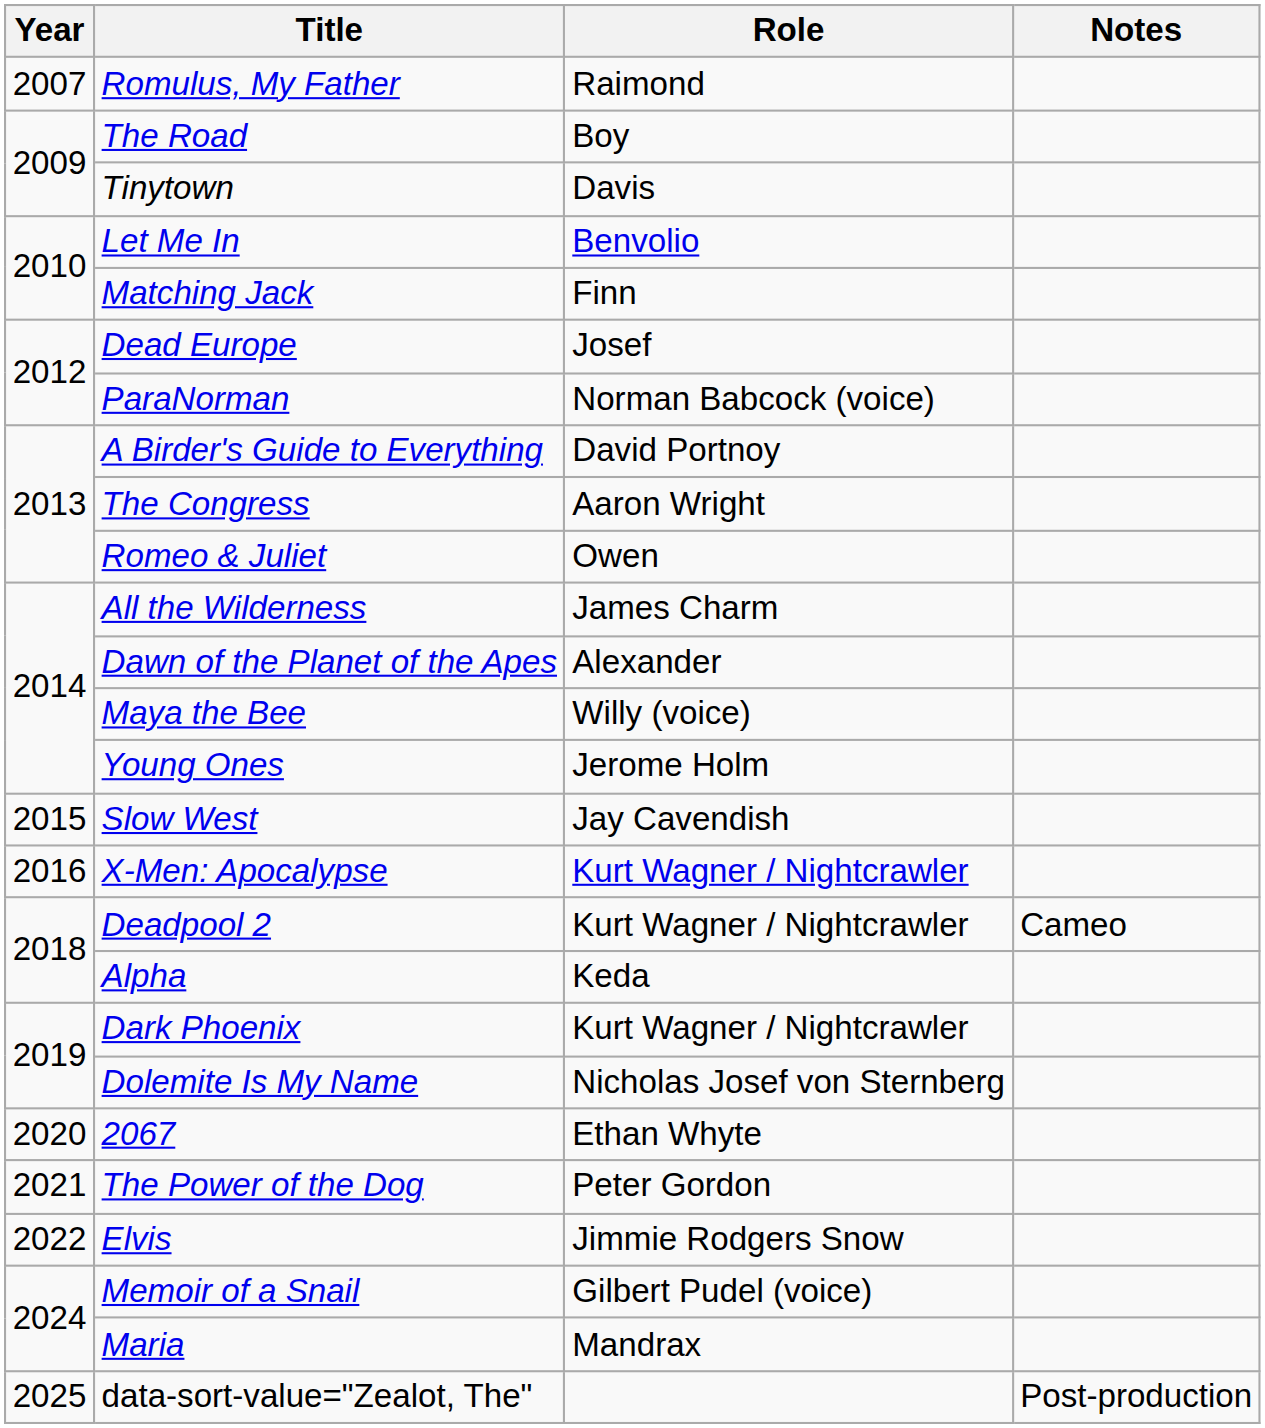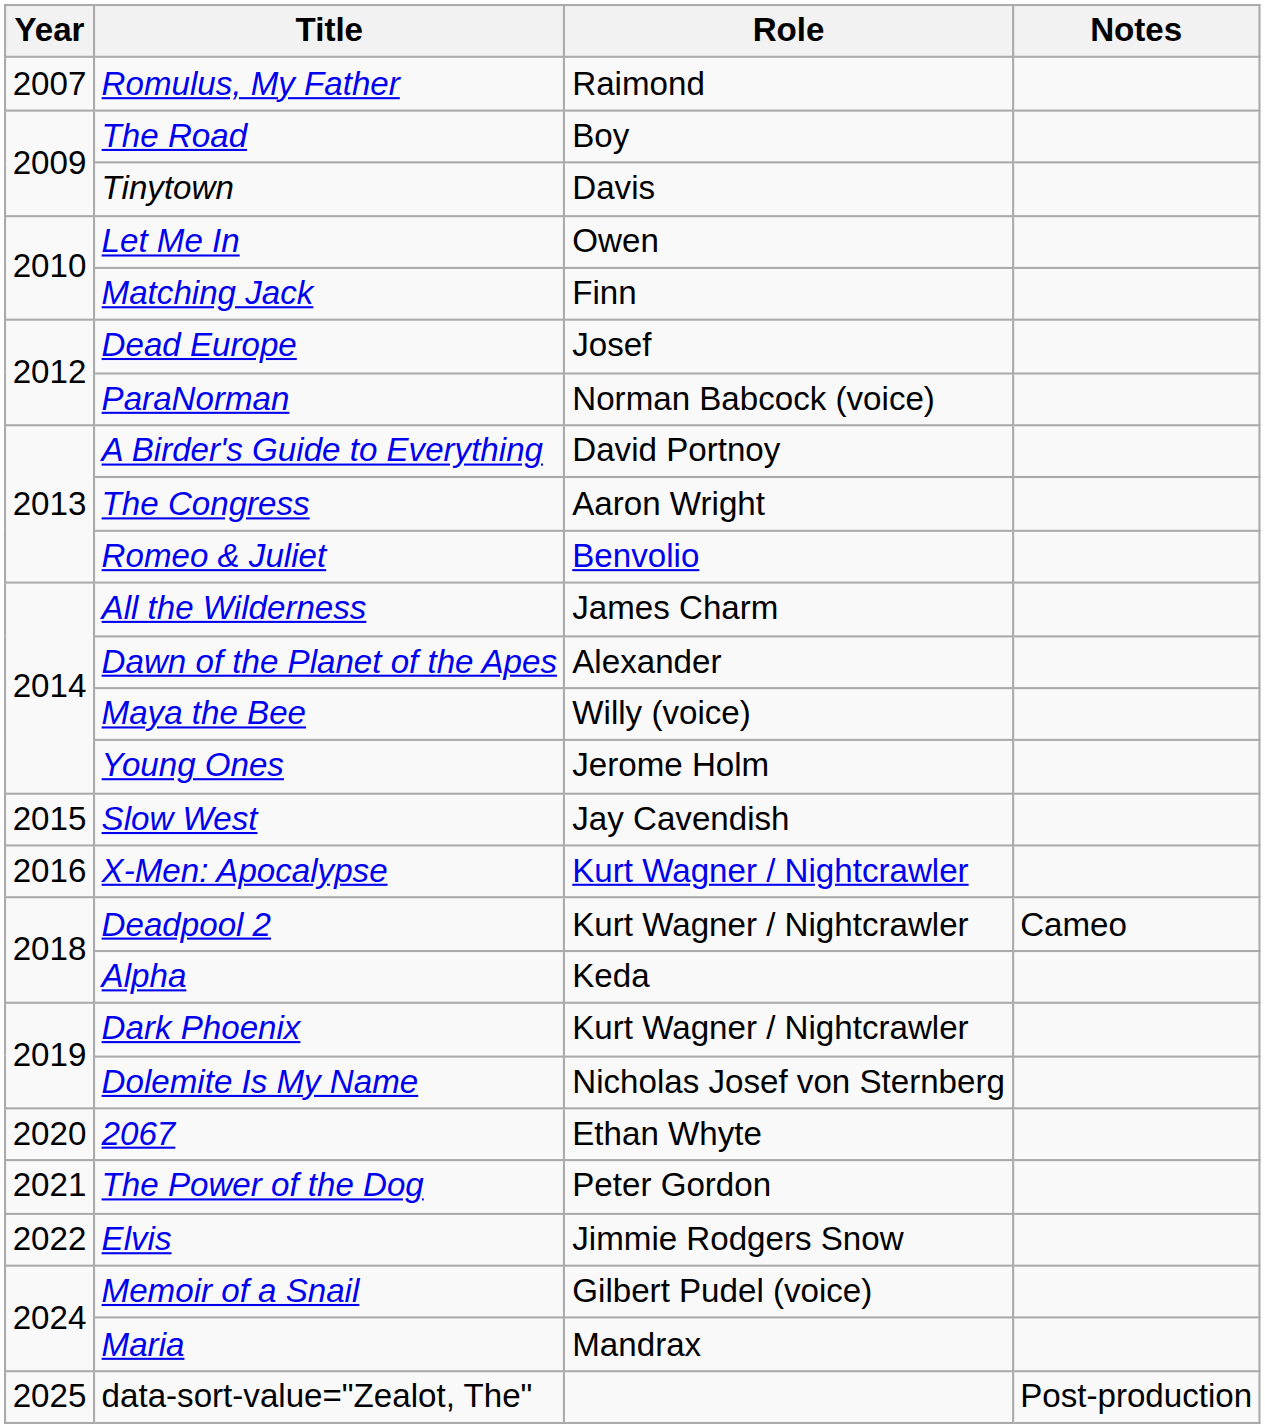(636, 240) Benvolio -> (616, 240) Owen
(616, 556) Owen -> (636, 556) Benvolio
